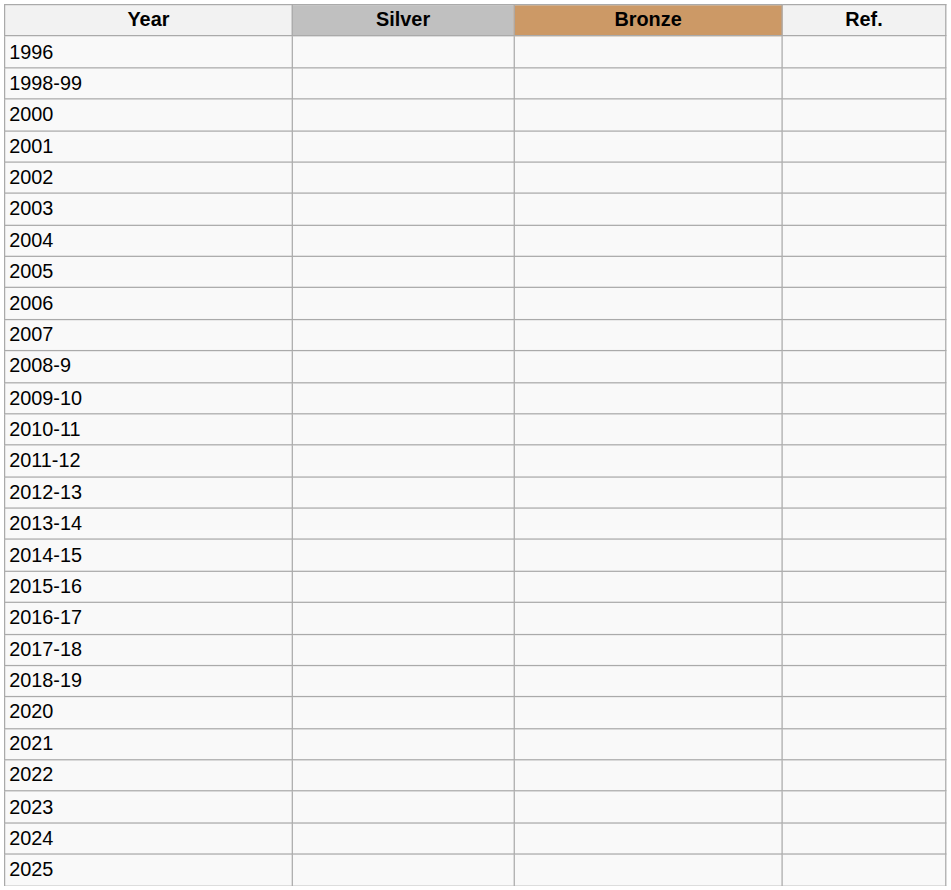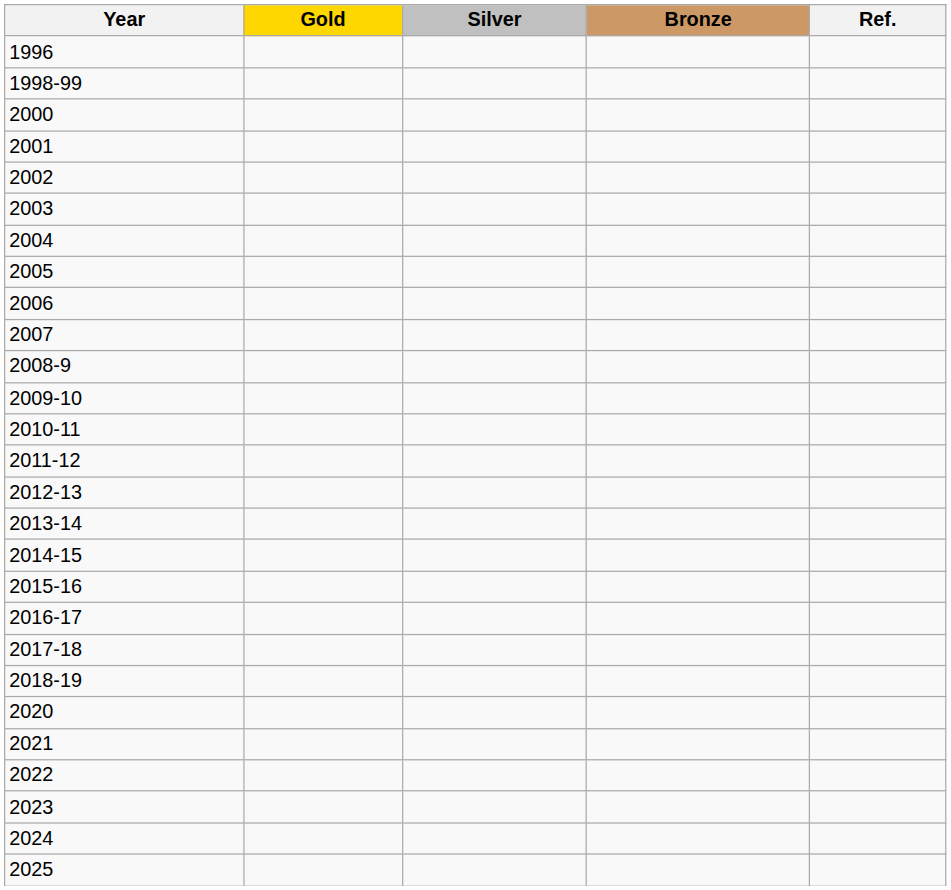+ column: (323, 20)
